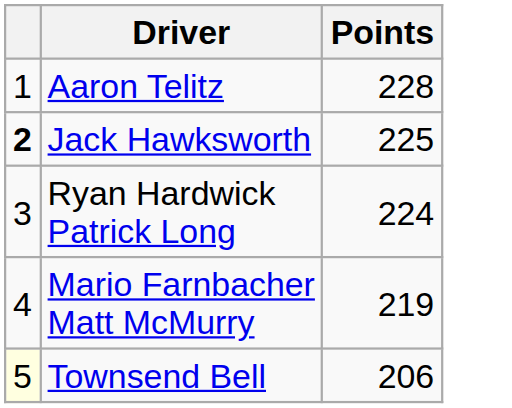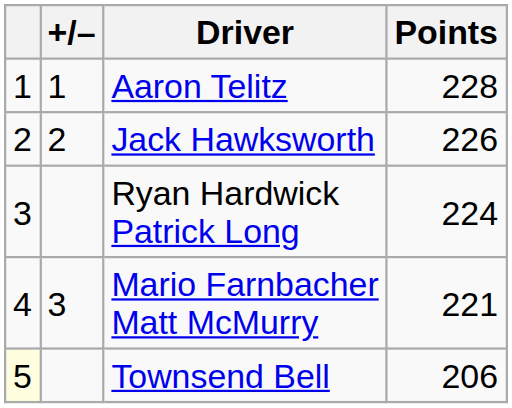+ column: (72, 32)
(22, 139) bold -> (22, 139) normal
(406, 139) 225 -> (470, 139) 226
(406, 304) 219 -> (470, 304) 221
